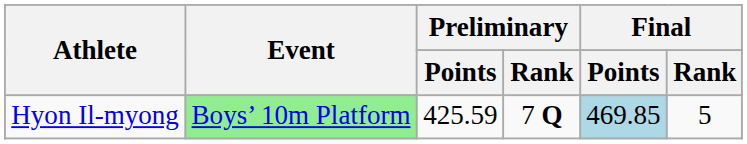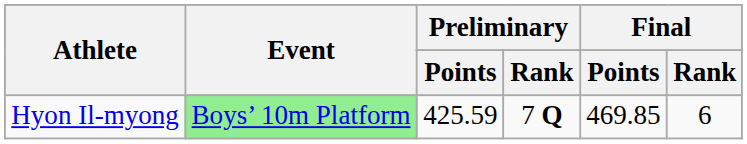(623, 116) lightblue background -> (623, 116) no background
(705, 116) 5 -> (705, 116) 6
